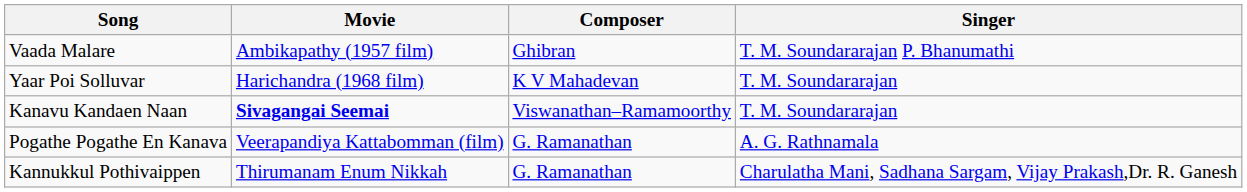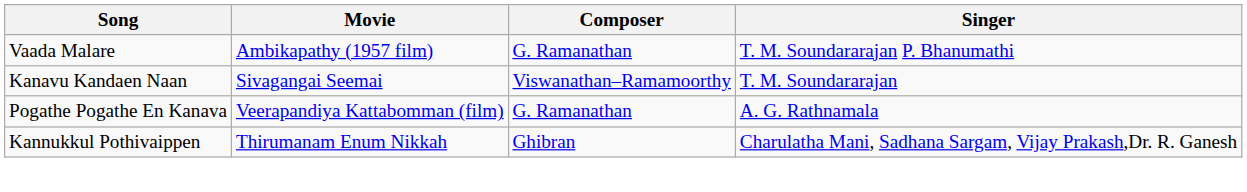(544, 50) Ghibran -> (572, 50) G. Ramanathan
- row: (77, 80)
(312, 111) bold -> (309, 80) normal
(572, 171) G. Ramanathan -> (544, 141) Ghibran
